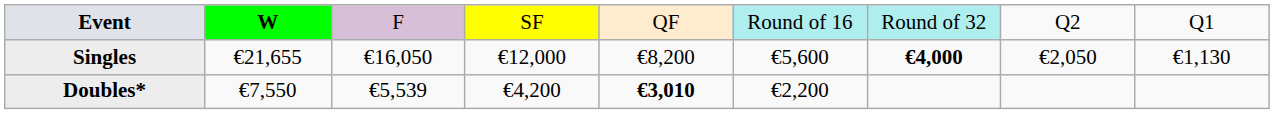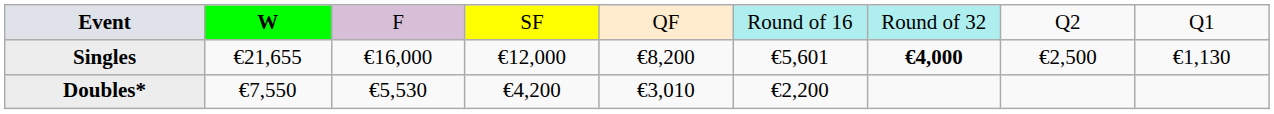(398, 56) €16,050 -> (398, 56) €16,000
(800, 56) €5,600 -> (800, 56) €5,601
(1068, 56) €2,050 -> (1068, 56) €2,500
(398, 91) €5,539 -> (398, 91) €5,530
(666, 91) bold -> (666, 91) normal
